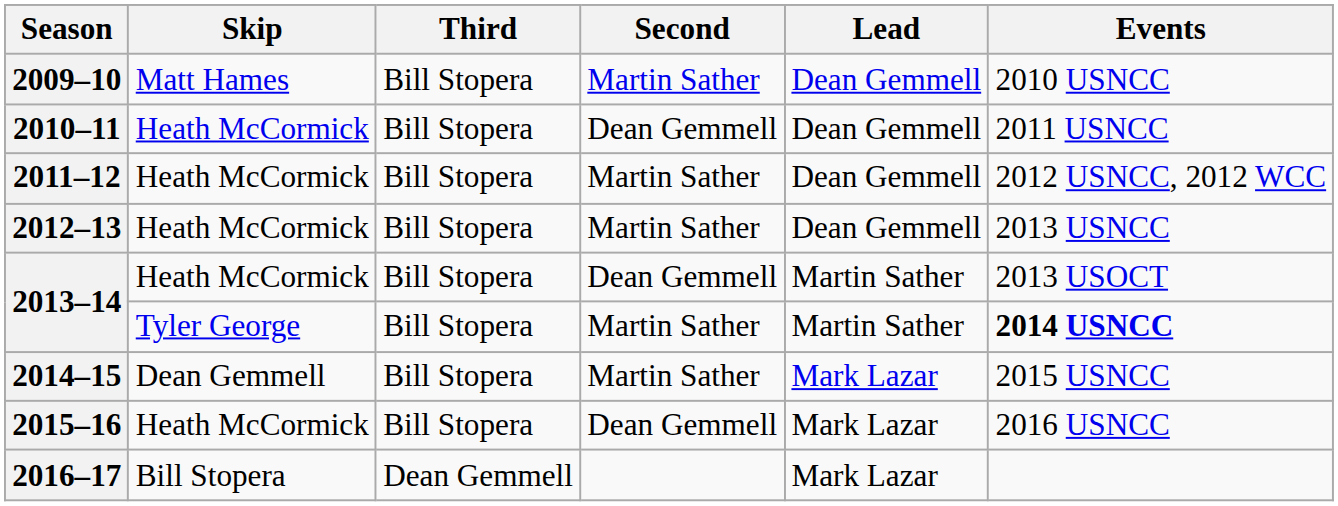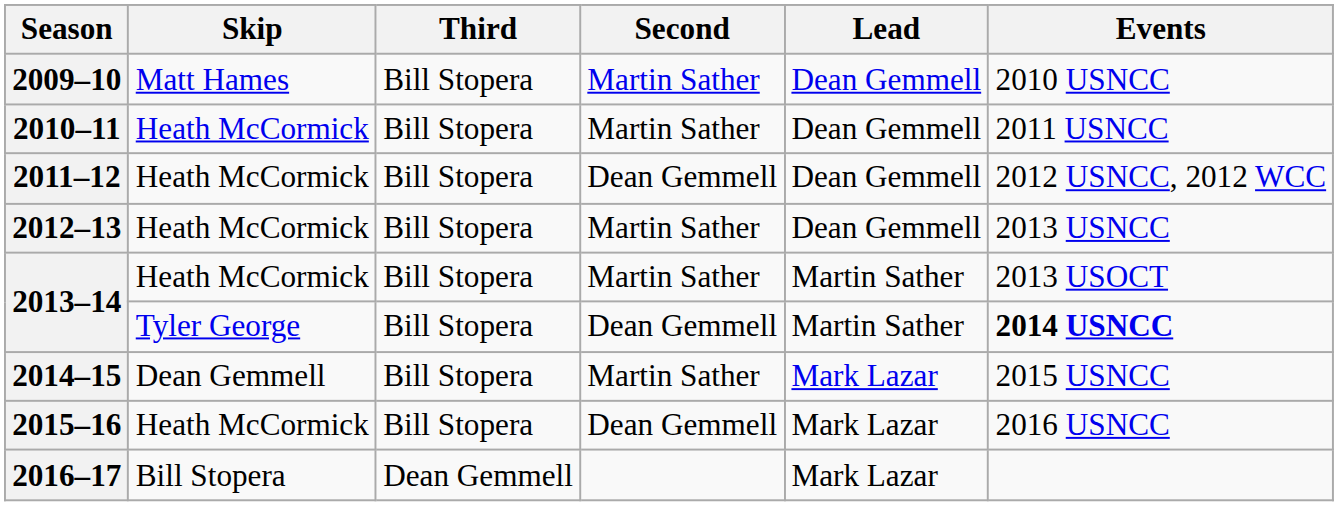(682, 128) Dean Gemmell -> (674, 128) Martin Sather
(674, 177) Martin Sather -> (682, 177) Dean Gemmell
(682, 276) Dean Gemmell -> (674, 276) Martin Sather
(674, 326) Martin Sather -> (682, 326) Dean Gemmell
